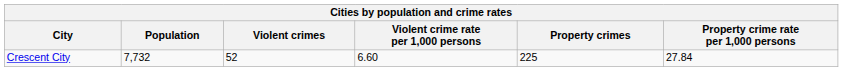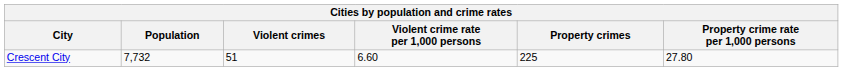(232, 58) 52 -> (232, 58) 51
(679, 58) 27.84 -> (679, 58) 27.80
